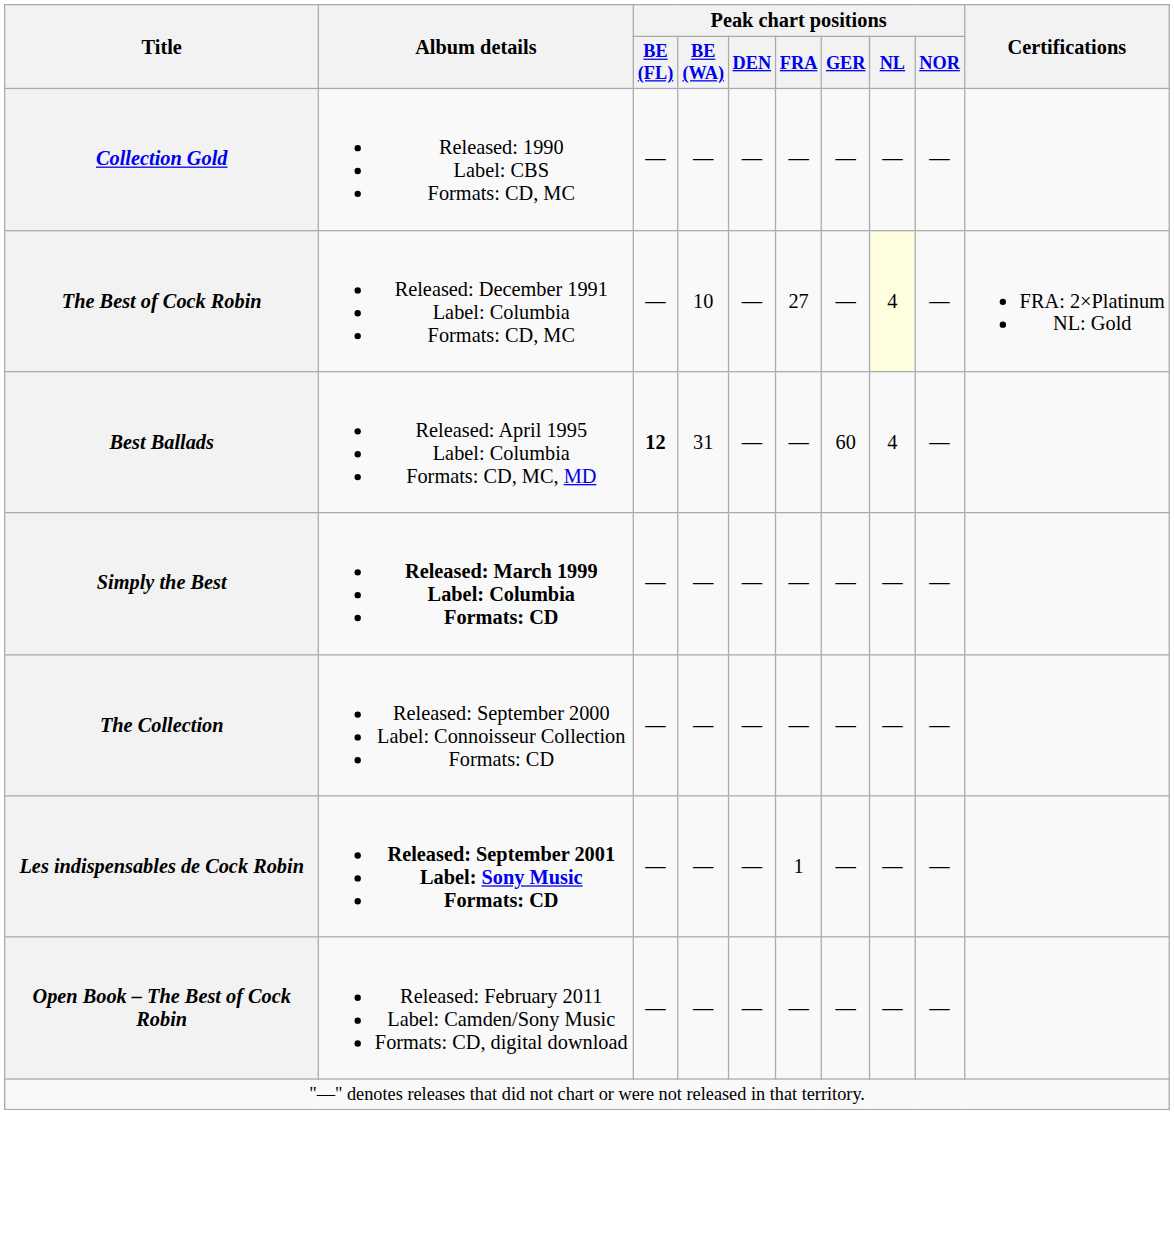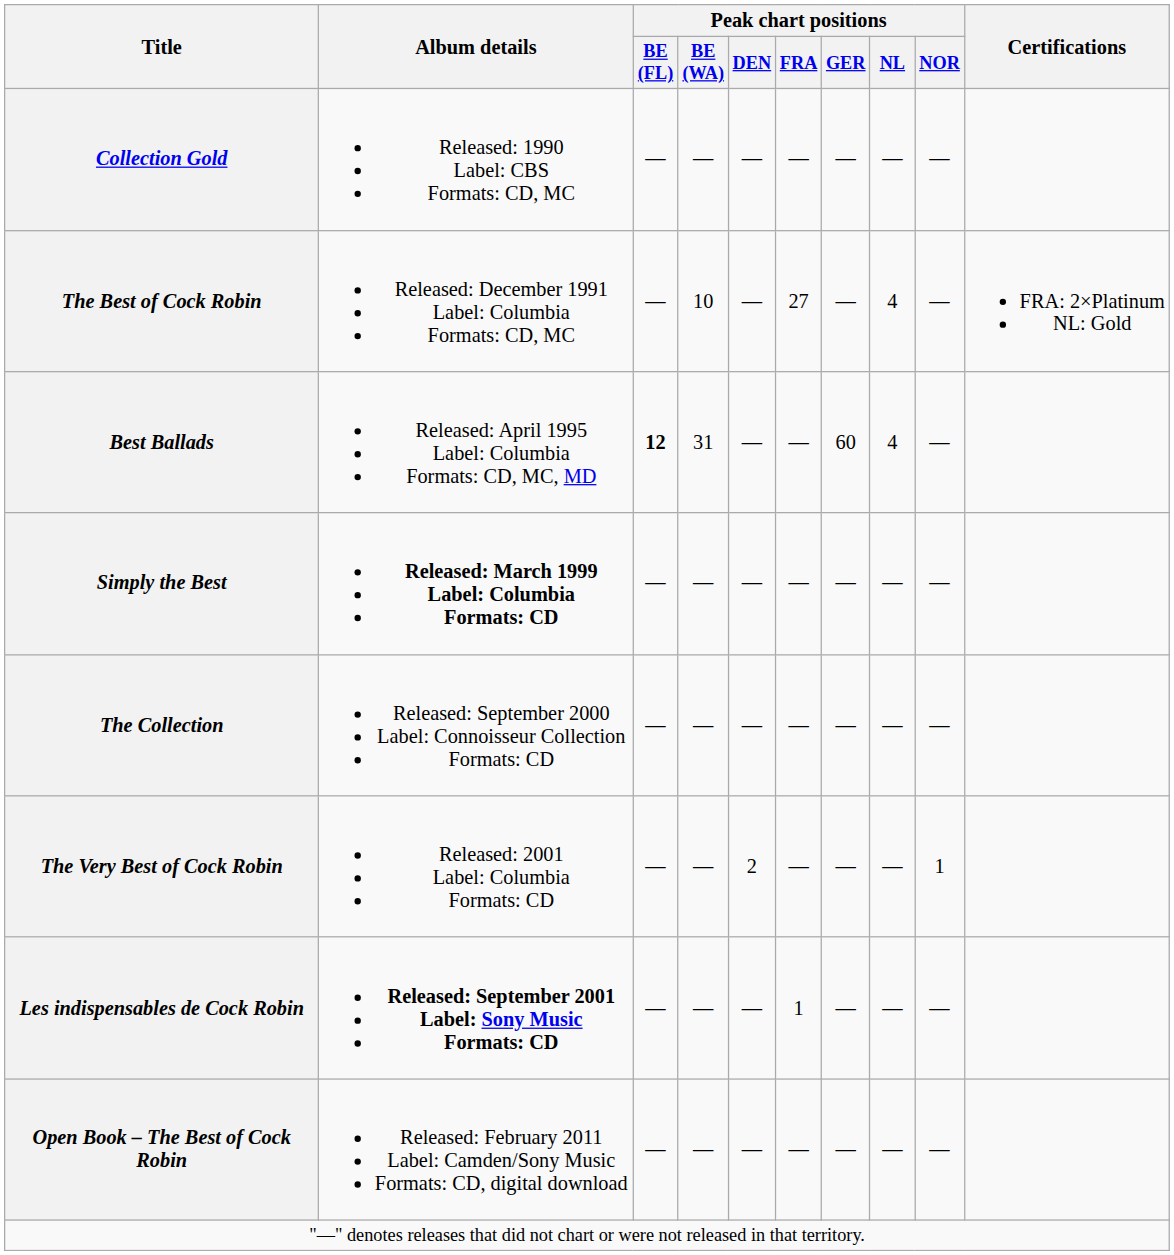(892, 300) lightyellow background -> (892, 300) no background
+ row: (162, 866)
